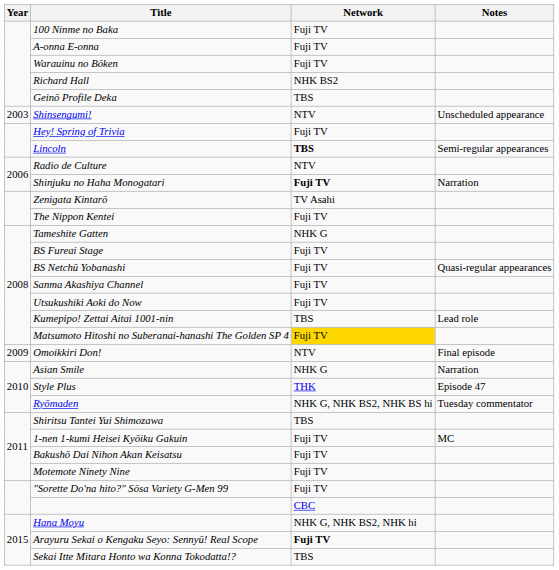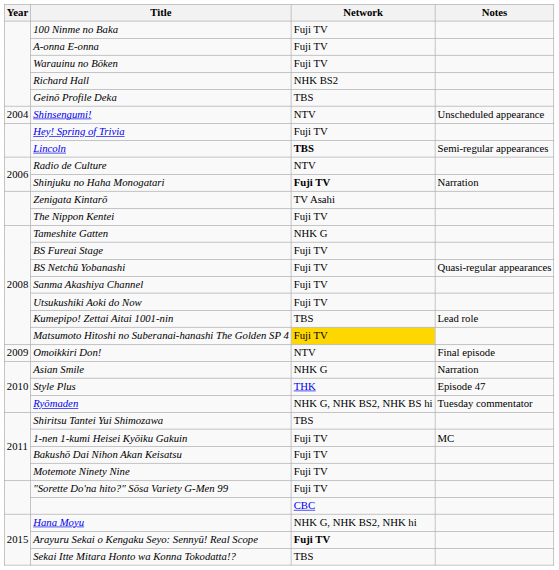(18, 115) 2003 -> (18, 115) 2004
